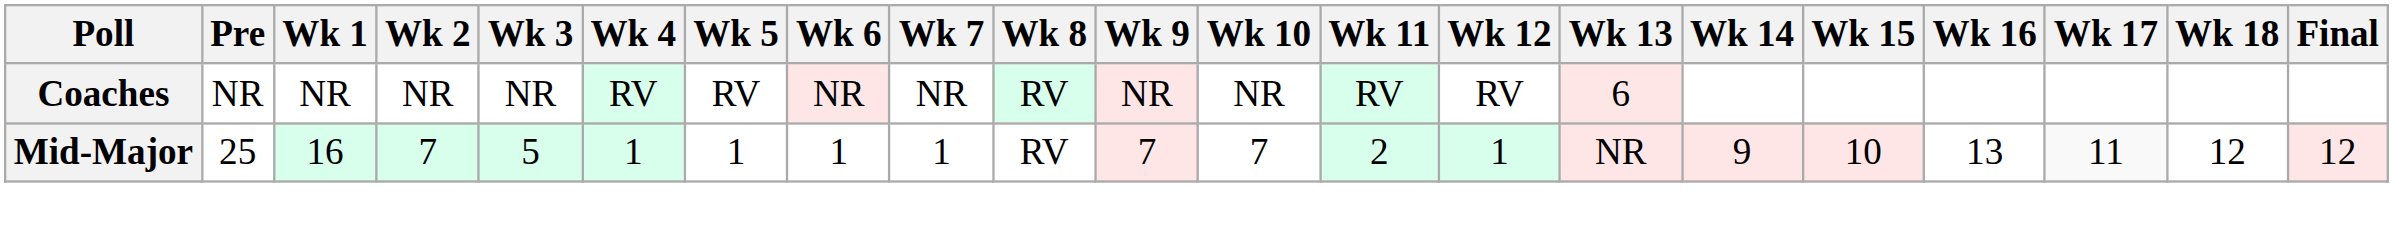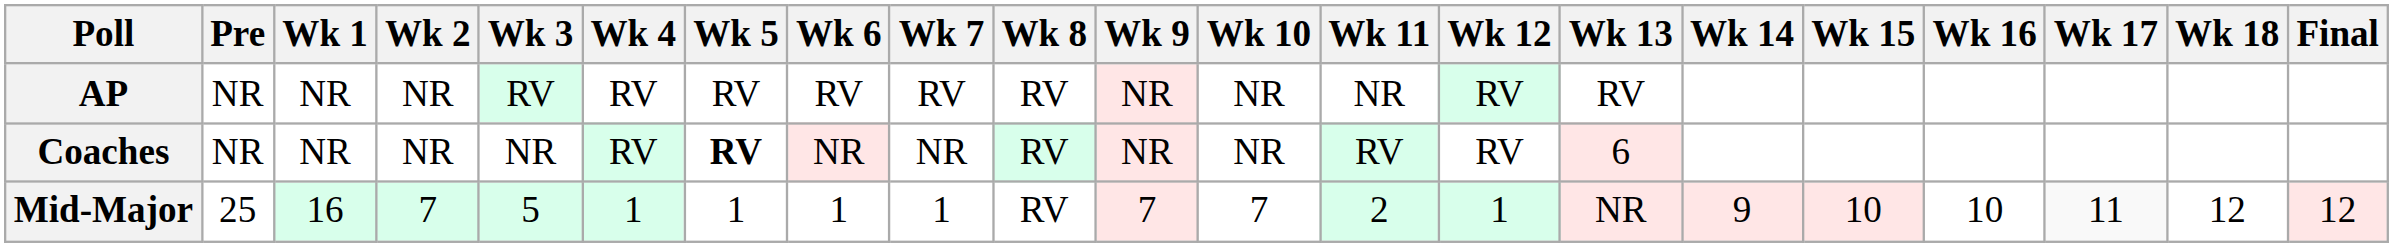+ row: (103, 92)
(736, 92) normal -> (736, 151) bold
(1985, 151) 13 -> (1985, 210) 10
